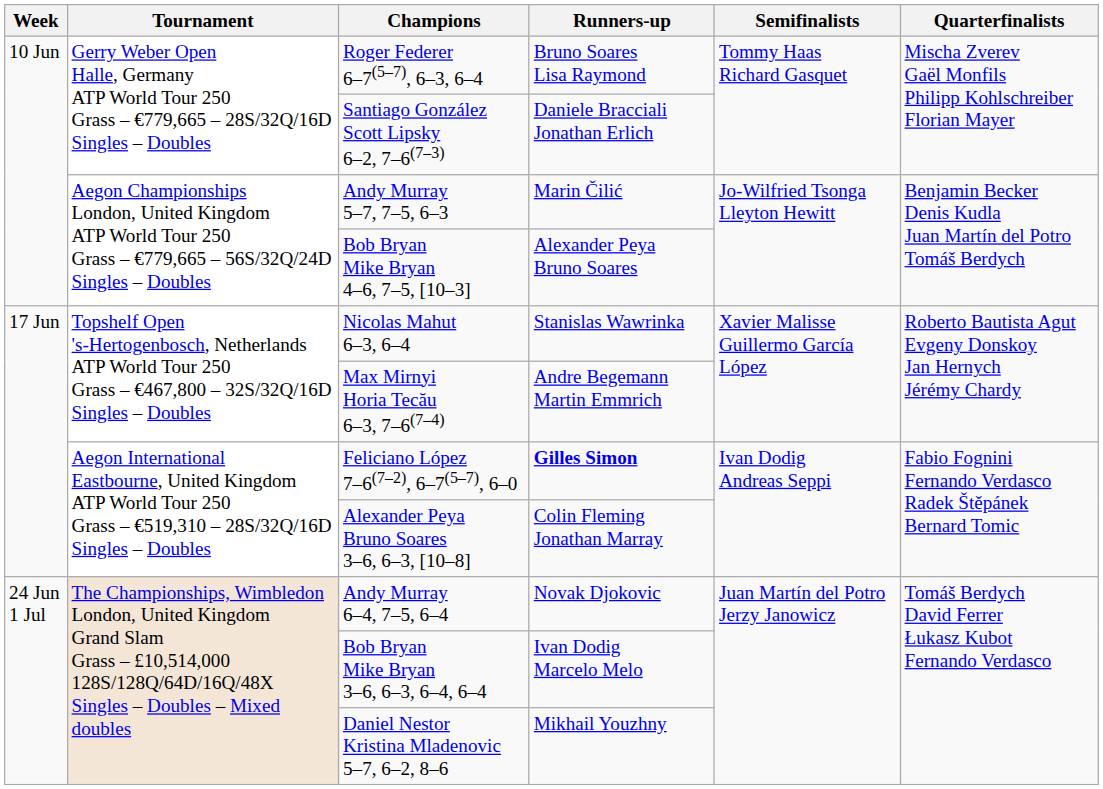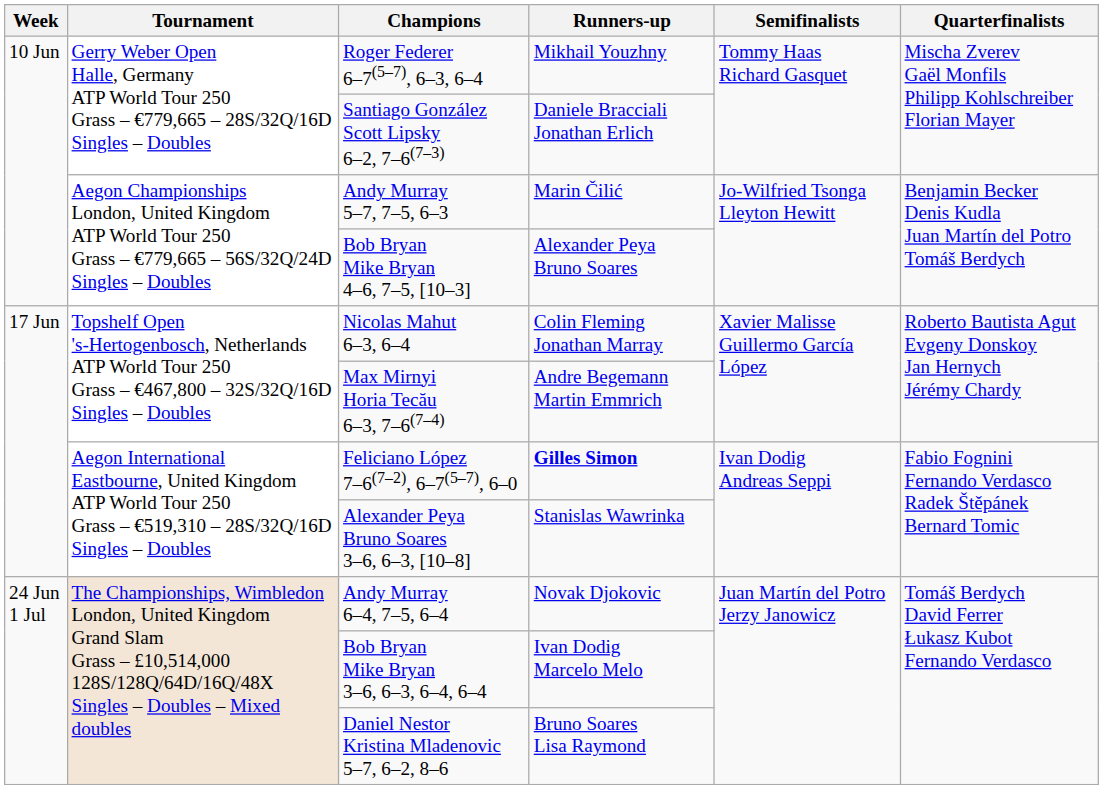(590, 63) Bruno Soares Lisa Raymond -> (600, 52) Mikhail Youzhny
(609, 322) Stanislas Wawrinka -> (598, 333) Colin Fleming Jonathan Marray
(598, 526) Colin Fleming Jonathan Marray -> (609, 515) Stanislas Wawrinka
(600, 723) Mikhail Youzhny -> (590, 734) Bruno Soares Lisa Raymond
